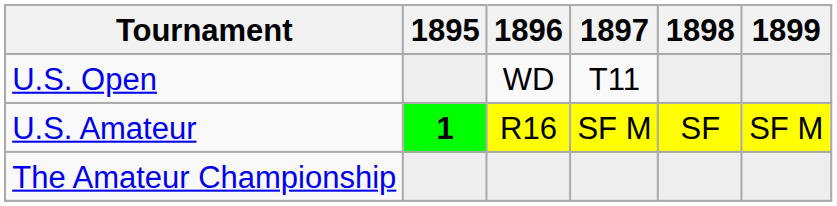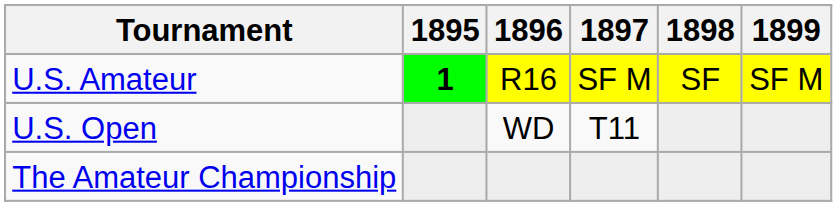rows swapped: (85, 79) <-> (104, 128)
